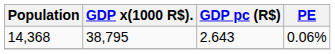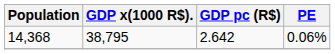(217, 37) 2.643 -> (217, 37) 2.642
